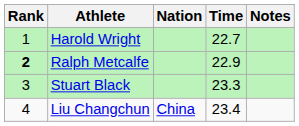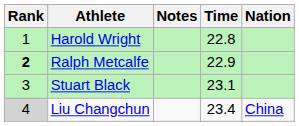columns swapped: (179, 16) <-> (270, 16)
(226, 39) 22.7 -> (221, 39) 22.8
(226, 86) 23.3 -> (221, 86) 23.1
(26, 109) no background -> (26, 109) lightgrey background
